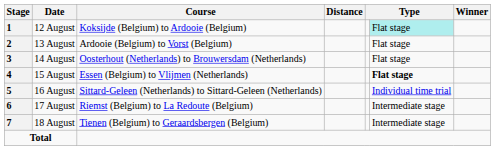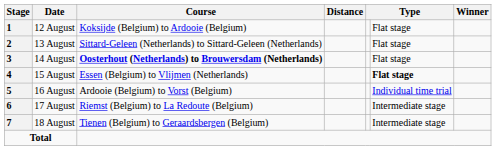(391, 28) paleturquoise background -> (391, 28) no background
(156, 43) Ardooie (Belgium) to Vorst (Belgium) -> (201, 43) Sittard-Geleen (Netherlands) to Sittard-Geleen (Netherlands)
(193, 59) normal -> (201, 59) bold
(201, 91) Sittard-Geleen (Netherlands) to Sittard-Geleen (Netherlands) -> (156, 91) Ardooie (Belgium) to Vorst (Belgium)
